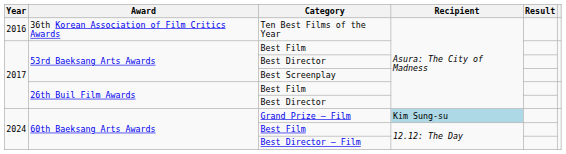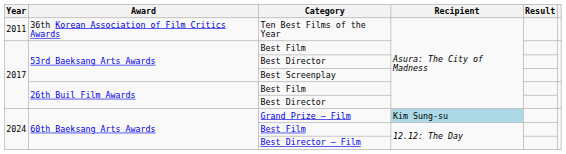(16, 29) 2016 -> (16, 29) 2011
